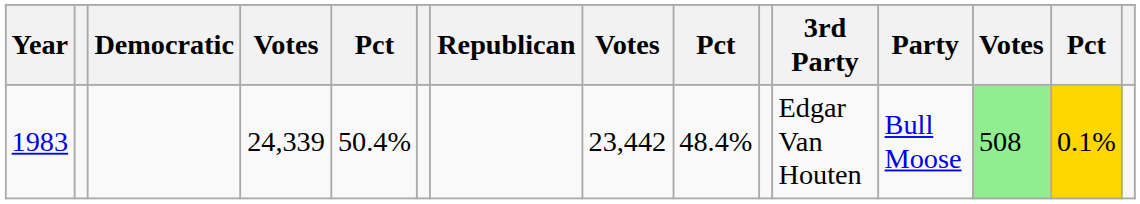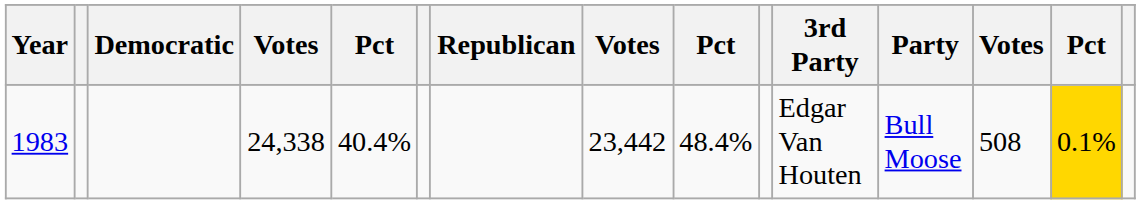(286, 141) 24,339 -> (286, 141) 24,338
(374, 141) 50.4% -> (374, 141) 40.4%
(1000, 141) lightgreen background -> (1000, 141) no background
